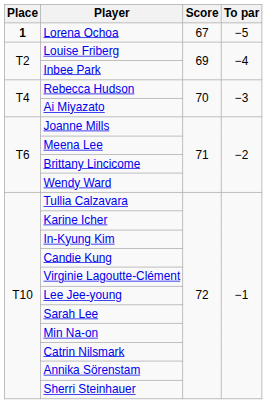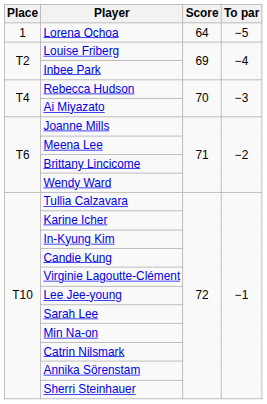(23, 32) bold -> (23, 32) normal
(202, 32) 67 -> (202, 32) 64
